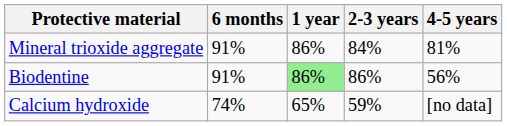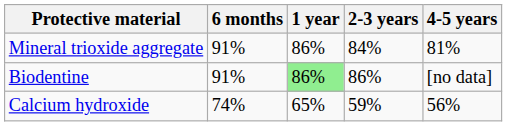(444, 76) 56% -> (460, 76) [no data]
(460, 105) [no data] -> (444, 105) 56%
